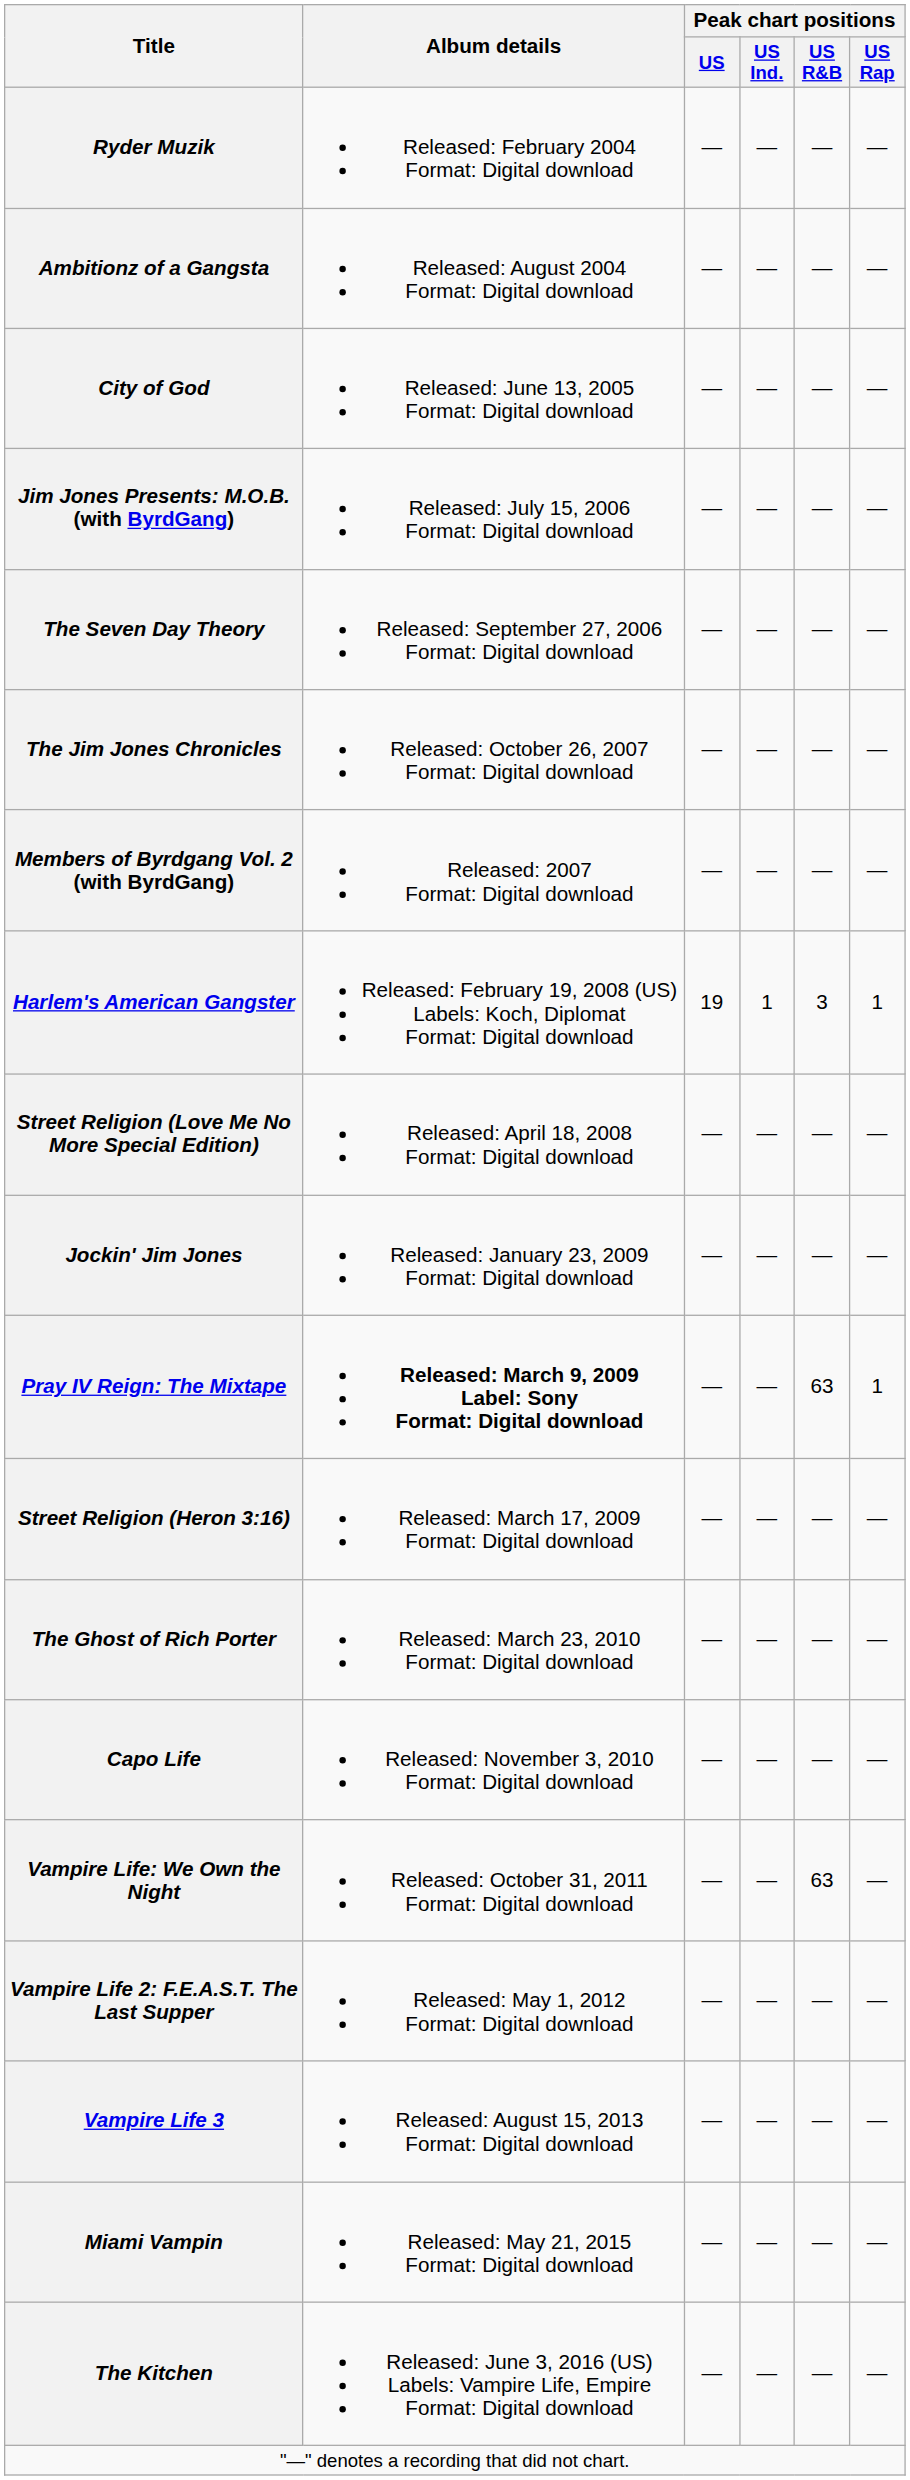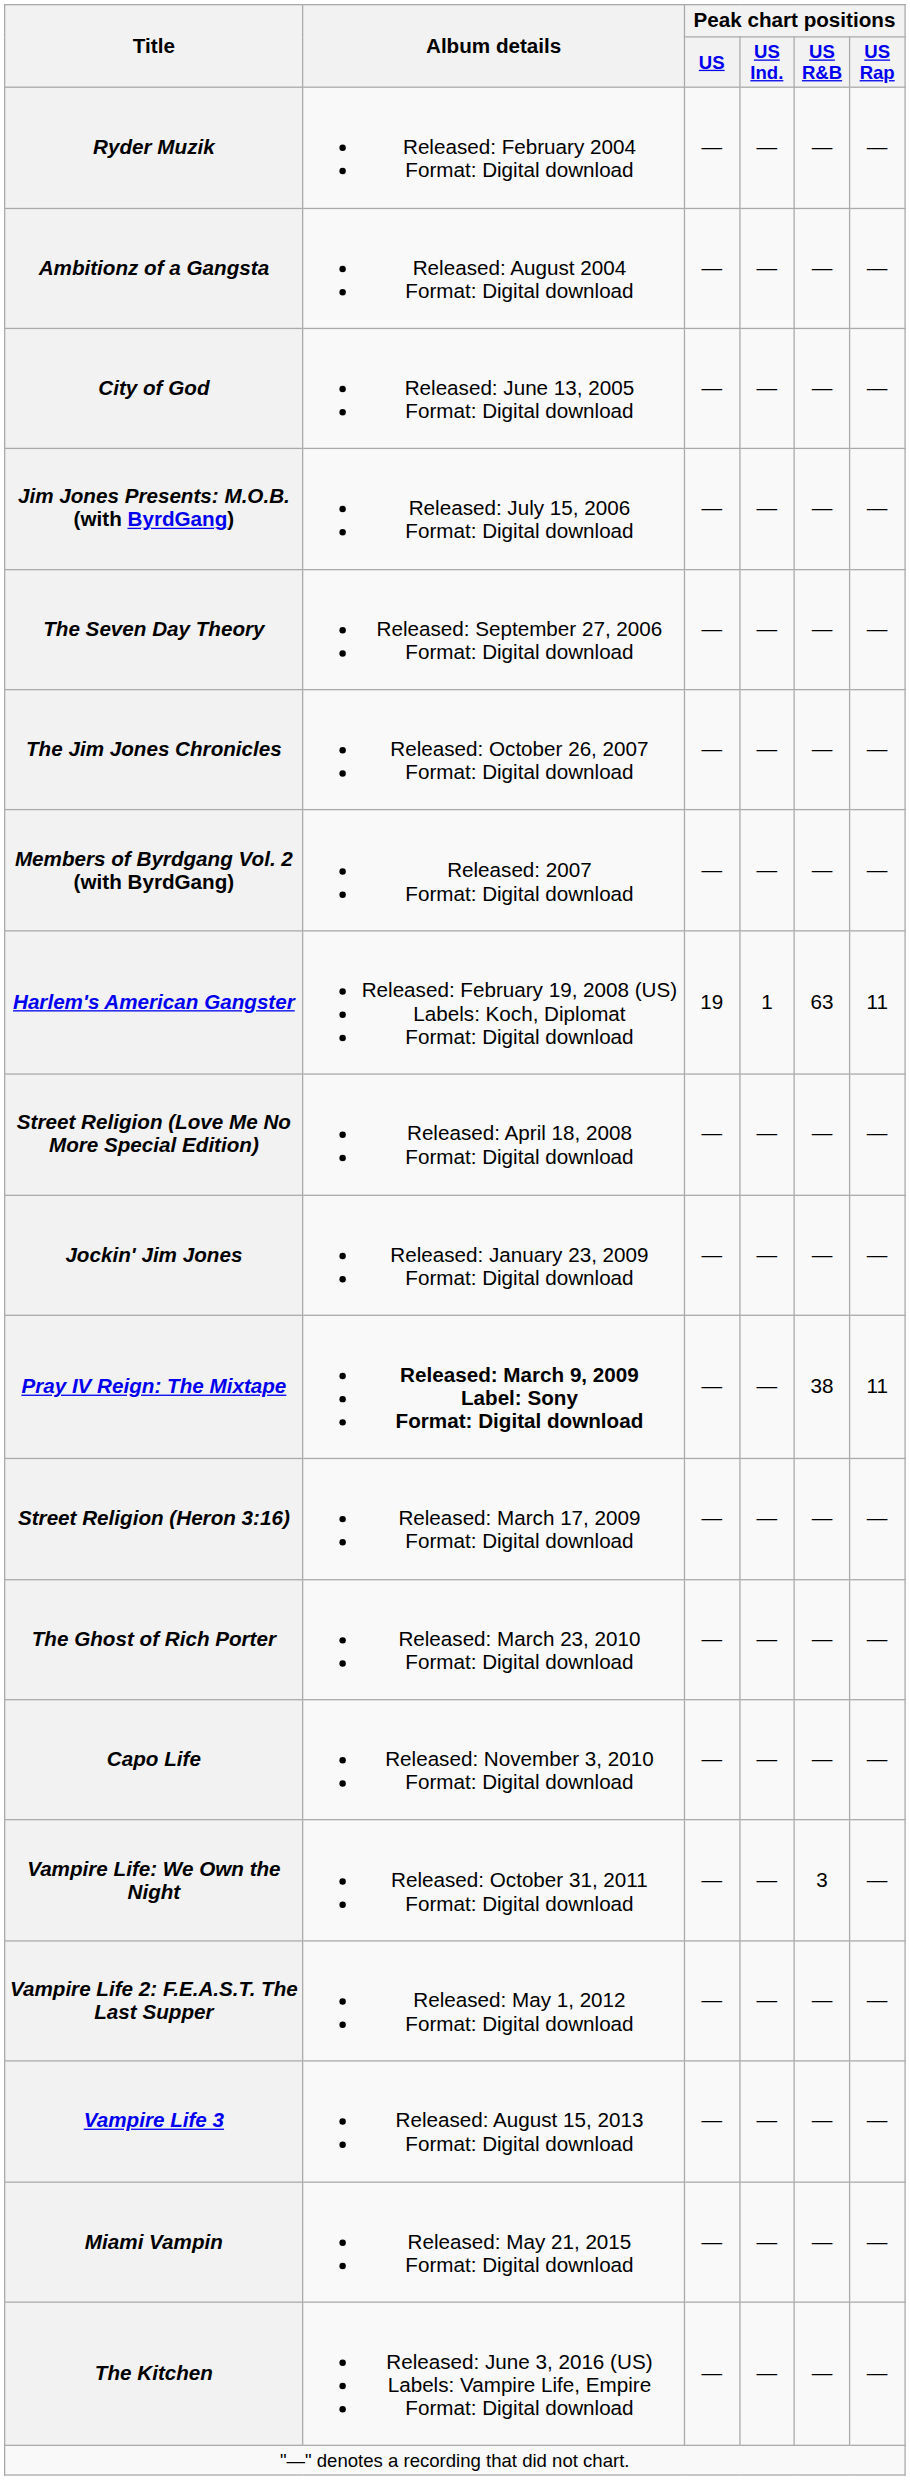(822, 1002) 3 -> (822, 1002) 63
(877, 1002) 1 -> (877, 1002) 11
(822, 1386) 63 -> (822, 1386) 38
(877, 1386) 1 -> (877, 1386) 11
(822, 1880) 63 -> (822, 1880) 3
